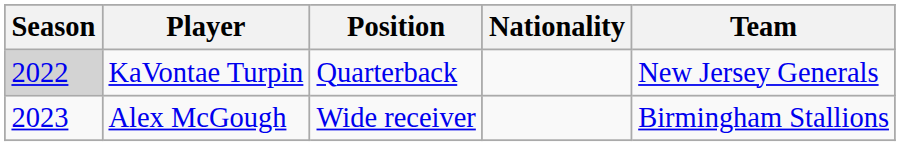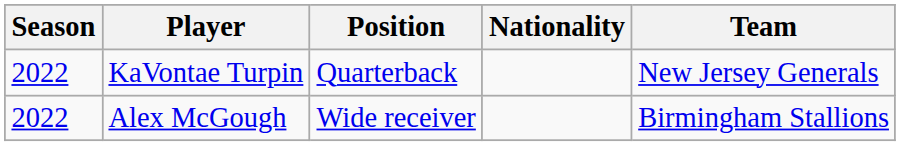(40, 72) lightgrey background -> (40, 72) no background
(40, 117) 2023 -> (40, 117) 2022
